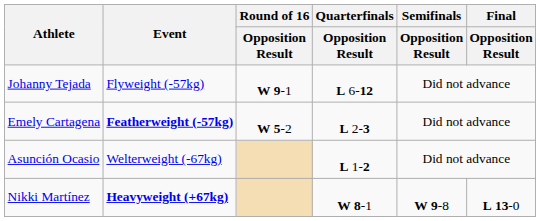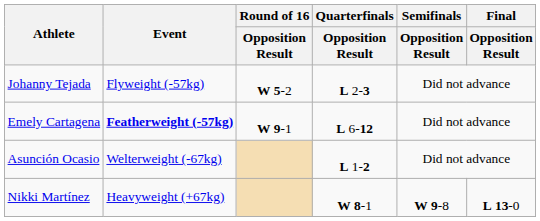(274, 91) W 9-1 -> (274, 91) W 5-2
(355, 91) L 6-12 -> (355, 91) L 2-3
(274, 129) W 5-2 -> (274, 129) W 9-1
(355, 129) L 2-3 -> (355, 129) L 6-12
(167, 197) bold -> (165, 197) normal
